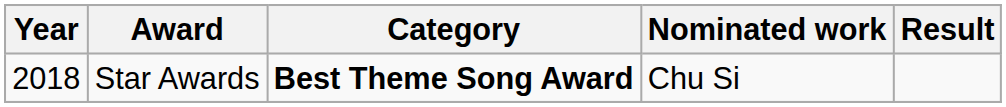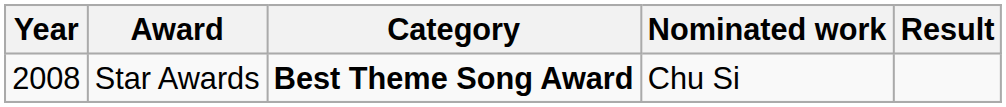(46, 78) 2018 -> (46, 78) 2008
